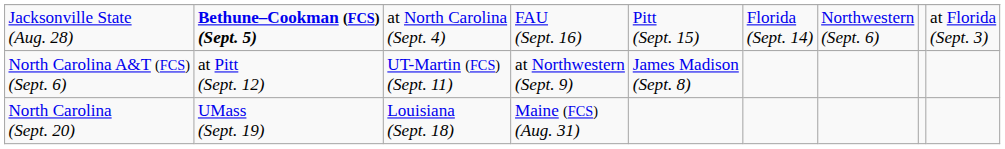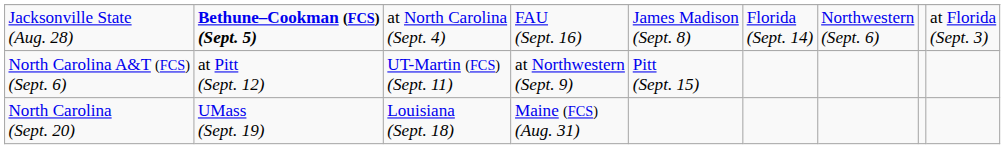(666, 27) Pitt (Sept. 15) -> (686, 27) James Madison (Sept. 8)
(686, 74) James Madison (Sept. 8) -> (666, 74) Pitt (Sept. 15)
